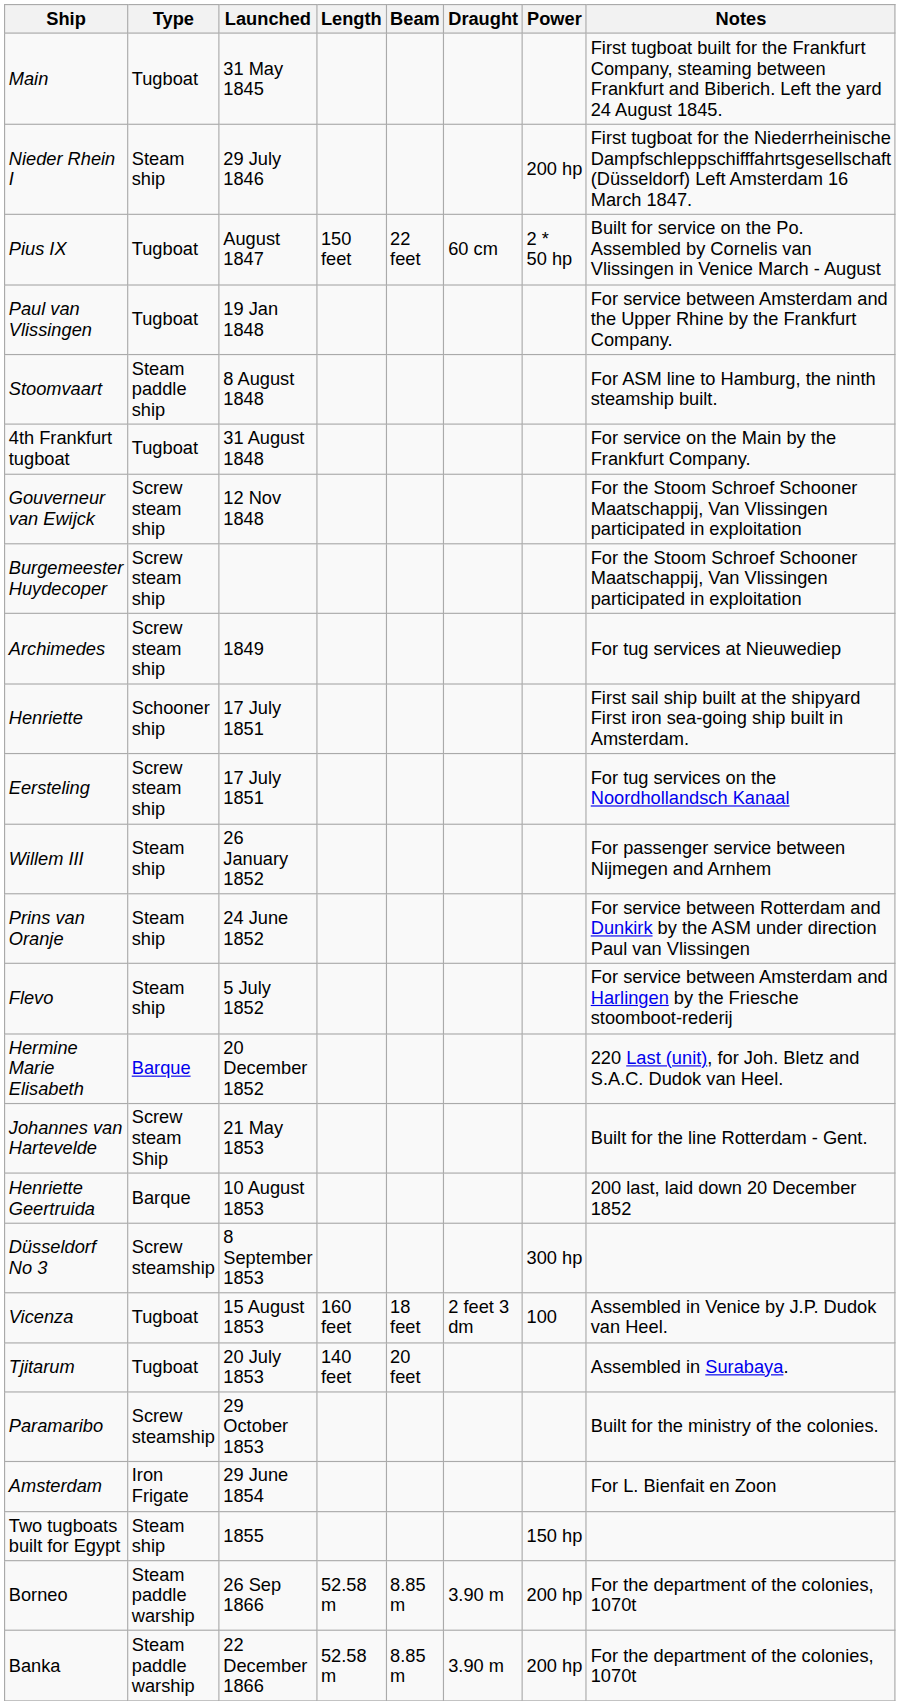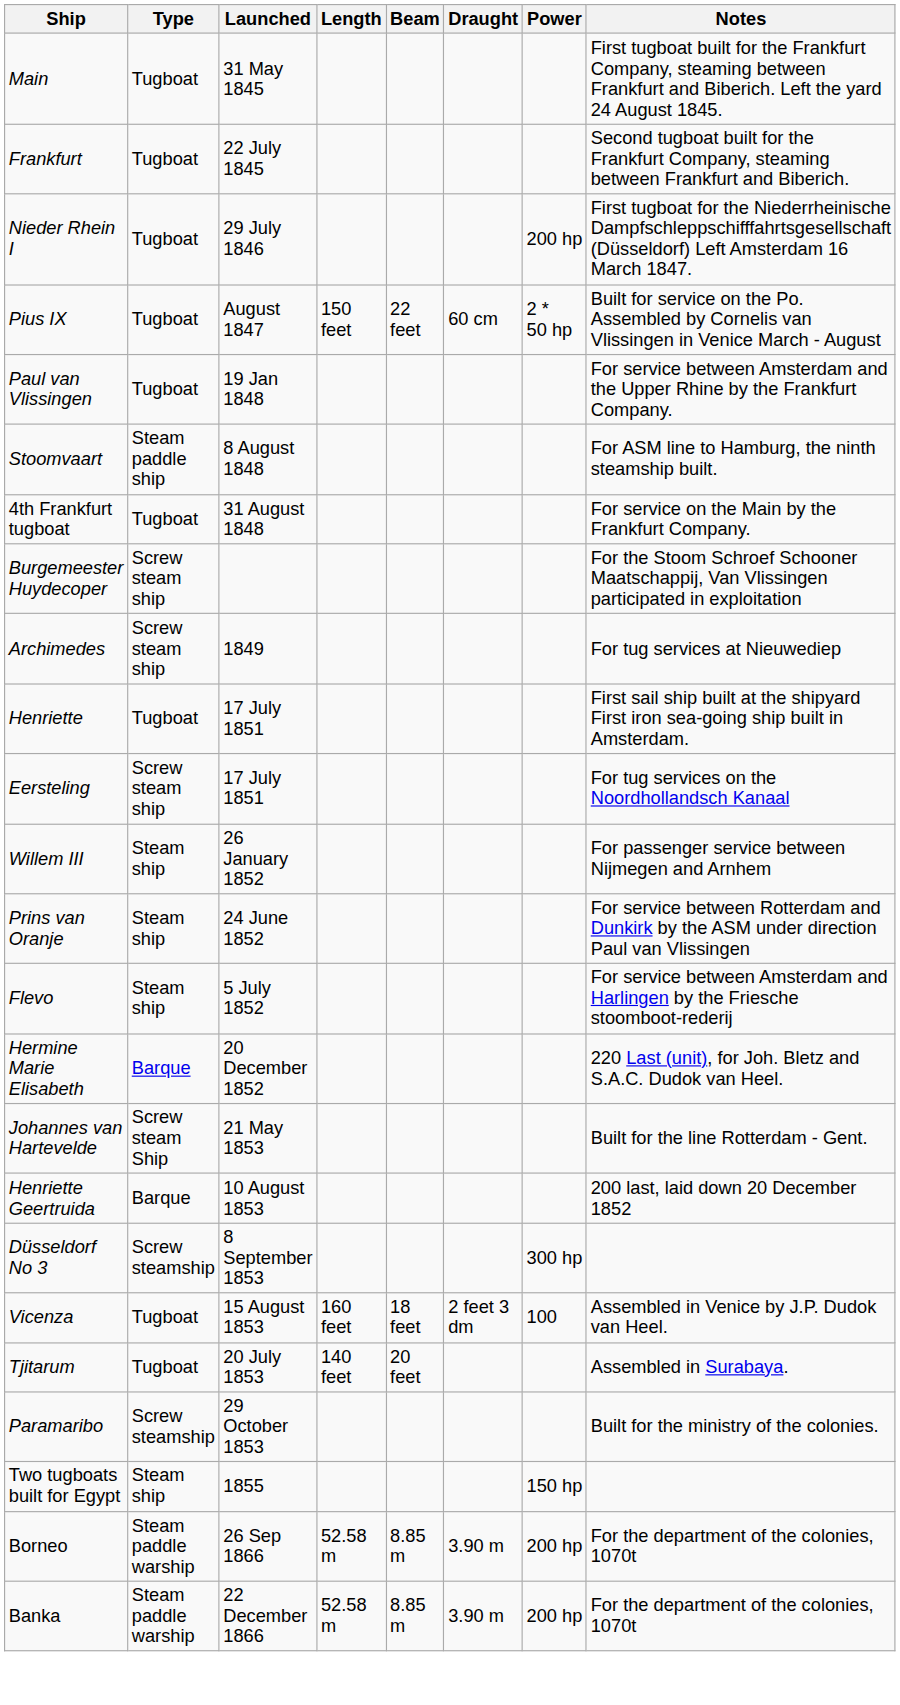+ row: (45, 158)
(158, 169) Steam ship -> (165, 239) Tugboat
- row: (57, 508)
(171, 718) Schooner ship -> (165, 718) Tugboat
- row: (55, 1486)
